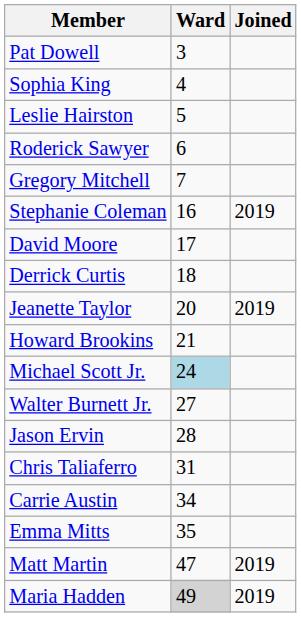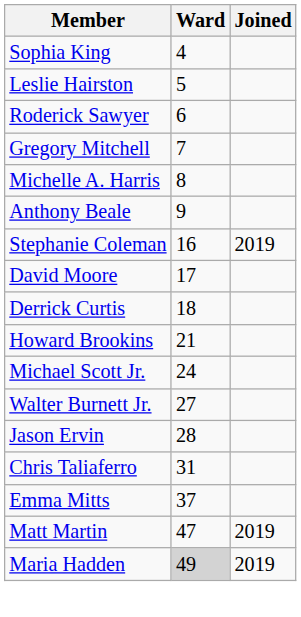- row: (54, 52)
+ row: (85, 180)
+ row: (70, 212)
- row: (70, 308)
(186, 372) lightblue background -> (186, 372) no background
- row: (63, 500)
(186, 532) 35 -> (186, 500) 37
